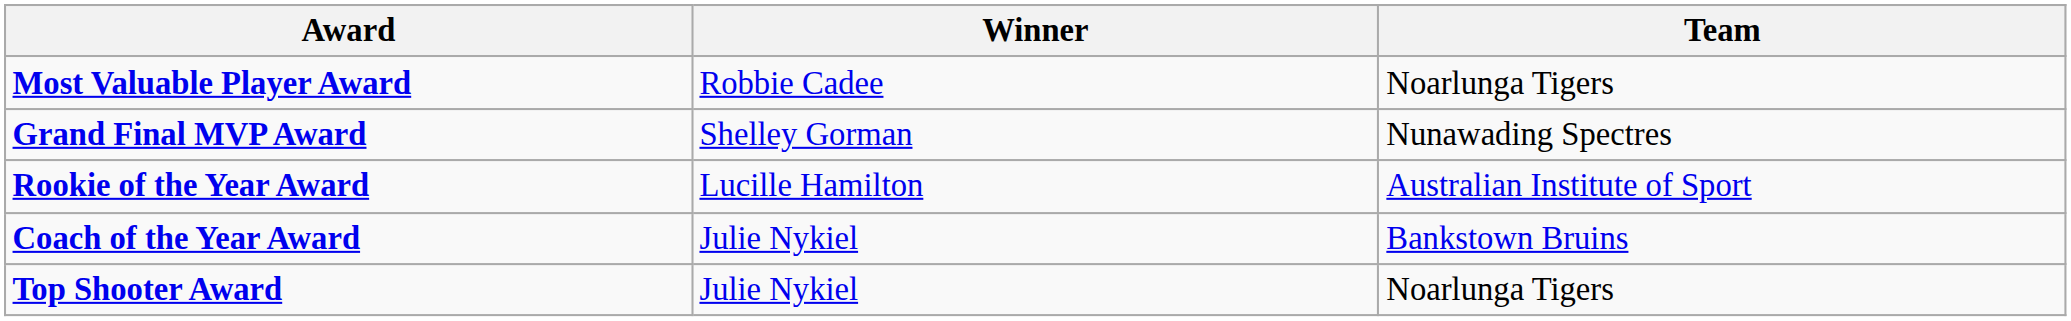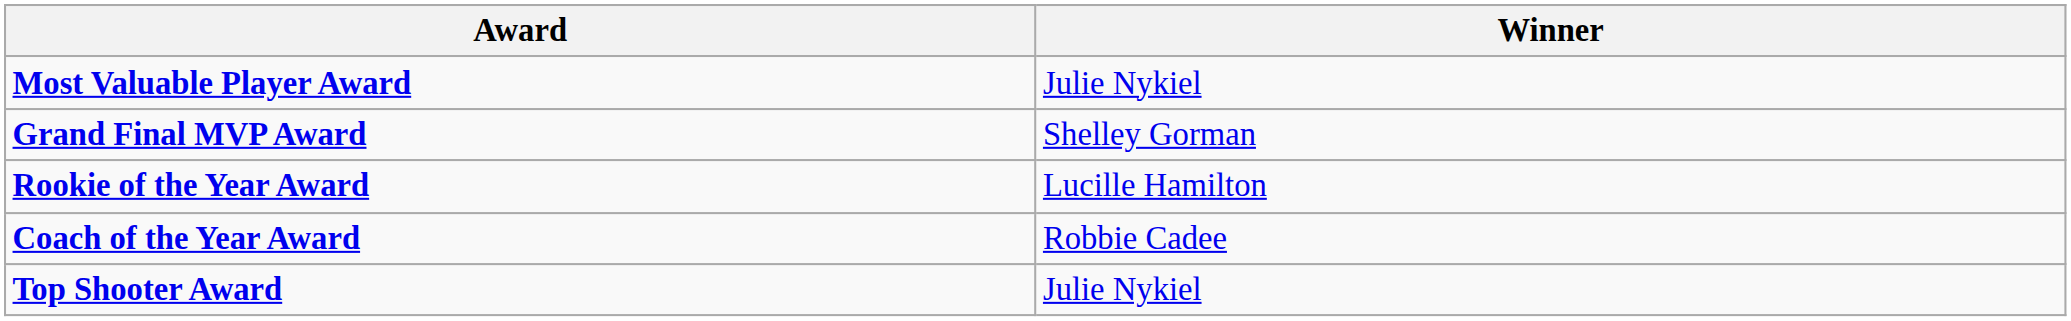- column: (1722, 30)
(791, 82) Robbie Cadee -> (1122, 82) Julie Nykiel
(779, 237) Julie Nykiel -> (1135, 237) Robbie Cadee
